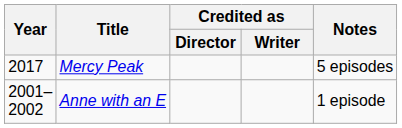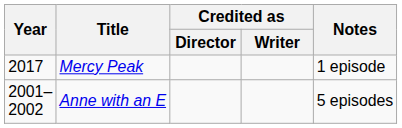(355, 67) 5 episodes -> (351, 67) 1 episode
(351, 101) 1 episode -> (355, 101) 5 episodes
